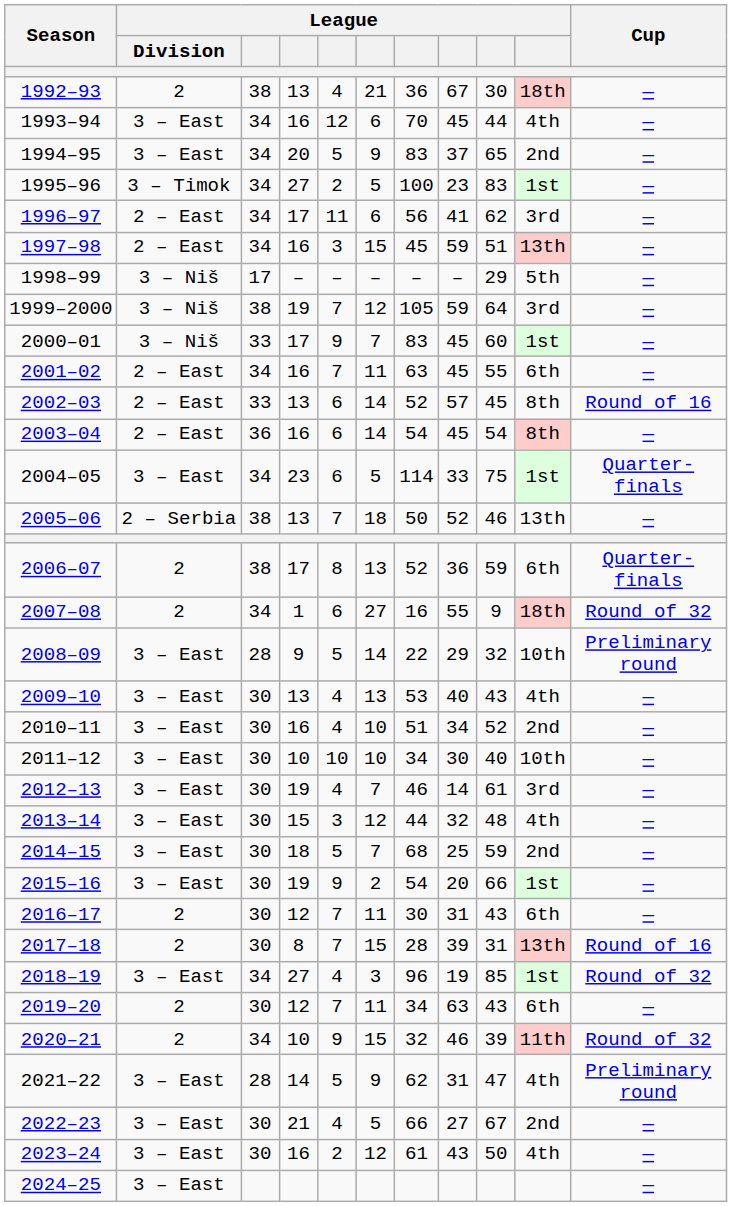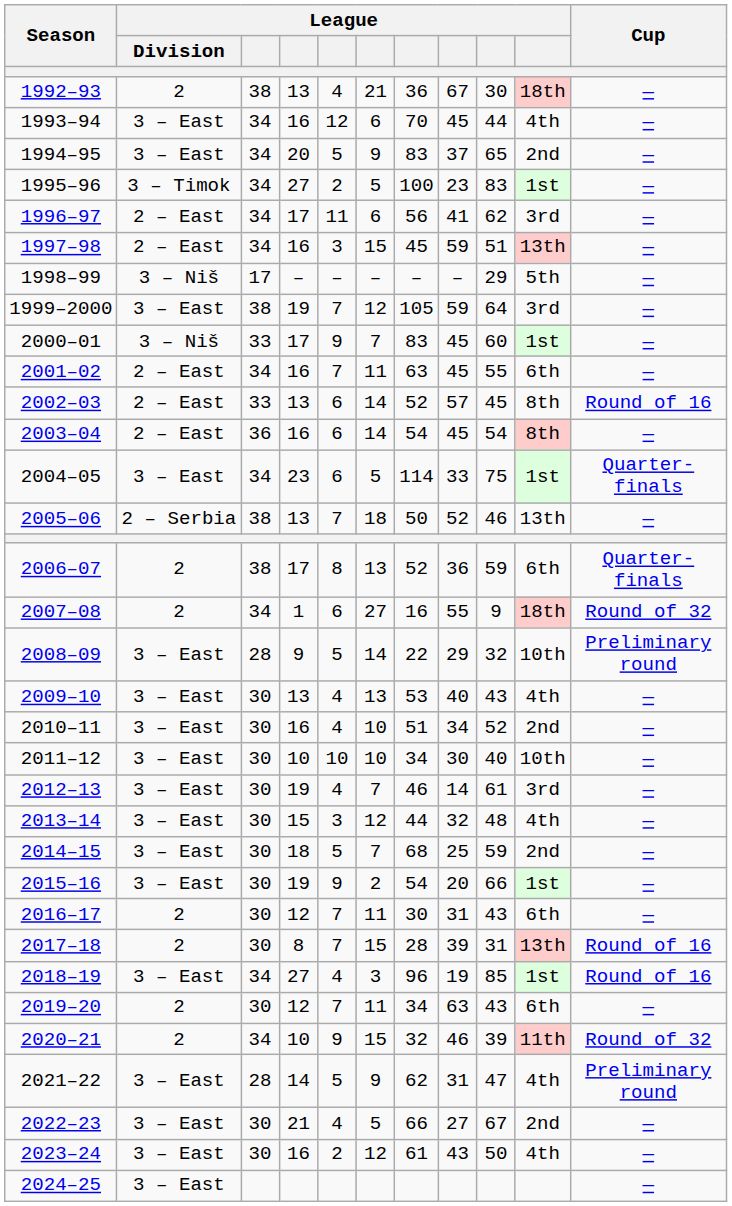(179, 310) 3 – Niš -> (179, 310) 3 – East
(648, 977) Round of 32 -> (648, 977) Round of 16
